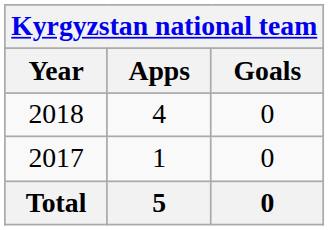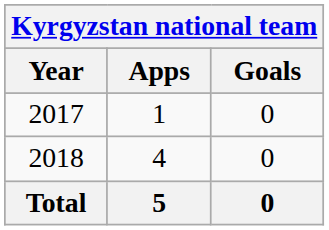rows swapped: (56, 158) <-> (56, 114)
